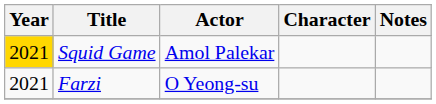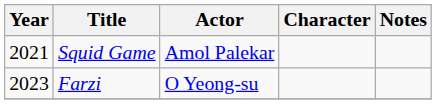(29, 51) gold background -> (29, 51) no background
(29, 83) 2021 -> (29, 83) 2023
